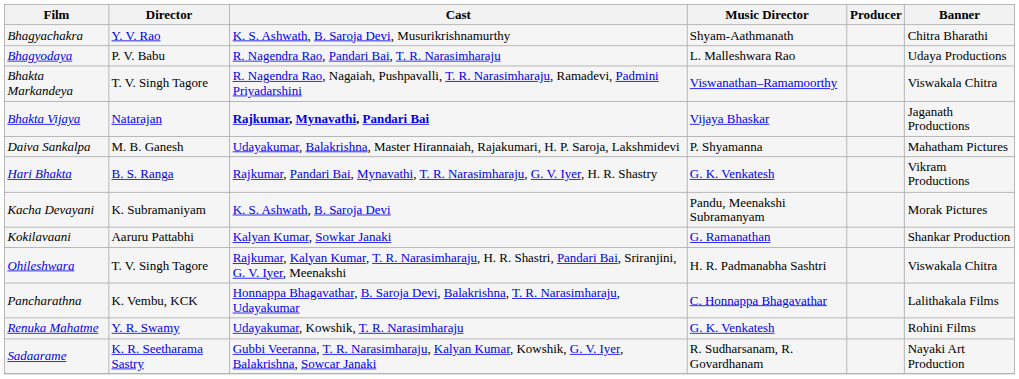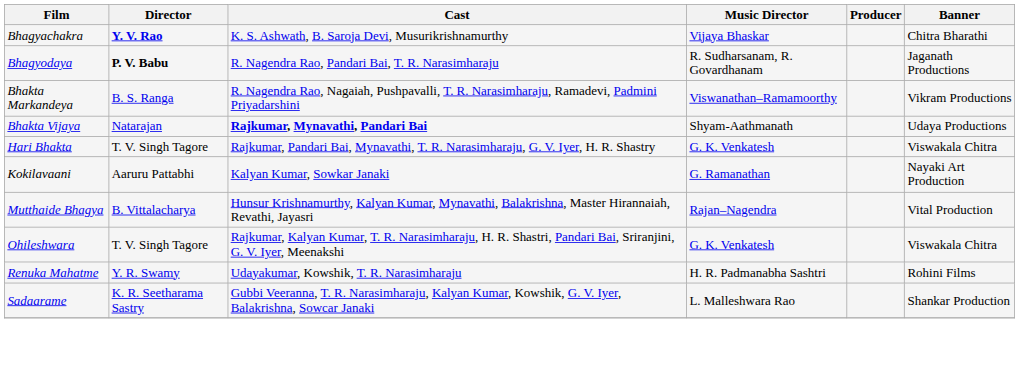(136, 35) normal -> (137, 35) bold
(742, 35) Shyam-Aathmanath -> (729, 35) Vijaya Bhaskar
(138, 55) normal -> (140, 63) bold
(743, 55) L. Malleshwara Rao -> (741, 63) R. Sudharsanam, R. Govardhanam
(957, 55) Udaya Productions -> (938, 63) Jaganath Productions
(160, 83) T. V. Singh Tagore -> (143, 98) B. S. Ranga
(952, 83) Viswakala Chitra -> (959, 98) Vikram Productions
(730, 118) Vijaya Bhaskar -> (741, 126) Shyam-Aathmanath
(939, 118) Jaganath Productions -> (957, 126) Udaya Productions
- row: (49, 146)
(142, 174) B. S. Ranga -> (160, 146) T. V. Singh Tagore
(939, 174) Vikram Productions -> (952, 146) Viswakala Chitra
- row: (51, 209)
(959, 237) Shankar Production -> (936, 174) Nayaki Art Production
+ row: (55, 209)
(758, 265) H. R. Padmanabha Sashtri -> (732, 244) G. K. Venkatesh
- row: (44, 300)
(732, 328) G. K. Venkatesh -> (758, 272) H. R. Padmanabha Sashtri
(741, 356) R. Sudharsanam, R. Govardhanam -> (742, 300) L. Malleshwara Rao
(936, 356) Nayaki Art Production -> (959, 300) Shankar Production
